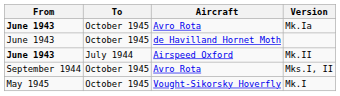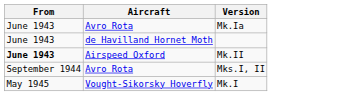- column: (117, 12)
(30, 26) bold -> (30, 26) normal
